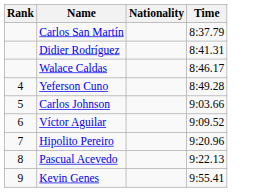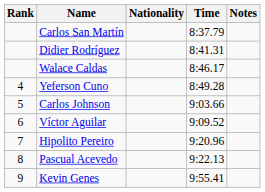+ column: (243, 13)
